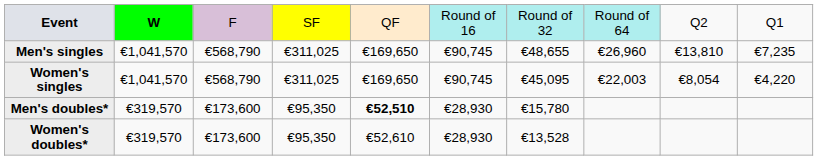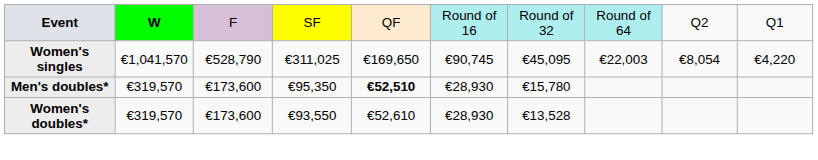- row: (60, 51)
(233, 80) €568,790 -> (233, 59) €528,790
(311, 137) €95,350 -> (312, 116) €93,550
